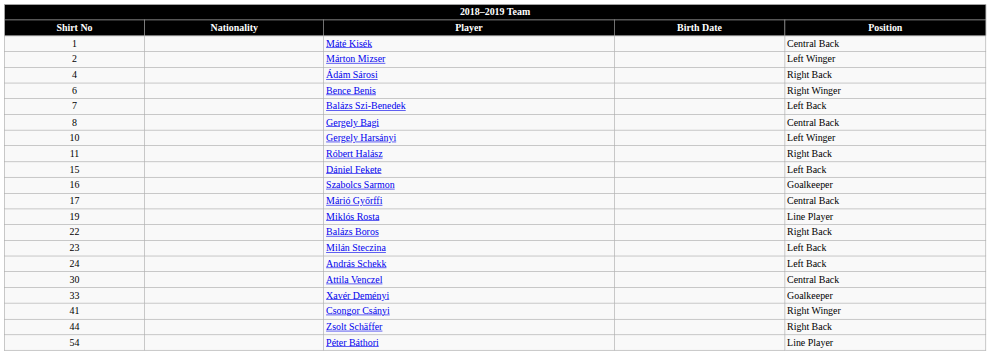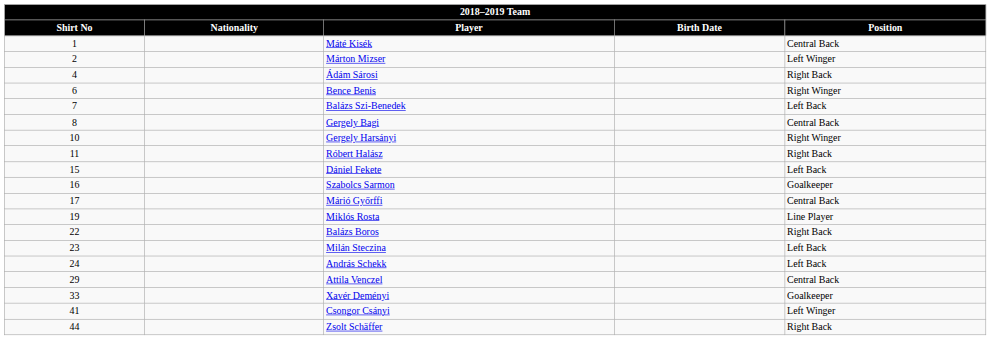(811, 138) Left Winger -> (814, 138) Right Winger
(74, 279) 30 -> (74, 279) 29
(814, 311) Right Winger -> (811, 311) Left Winger
- row: (352, 342)
